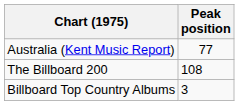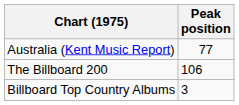(192, 69) 108 -> (192, 69) 106
